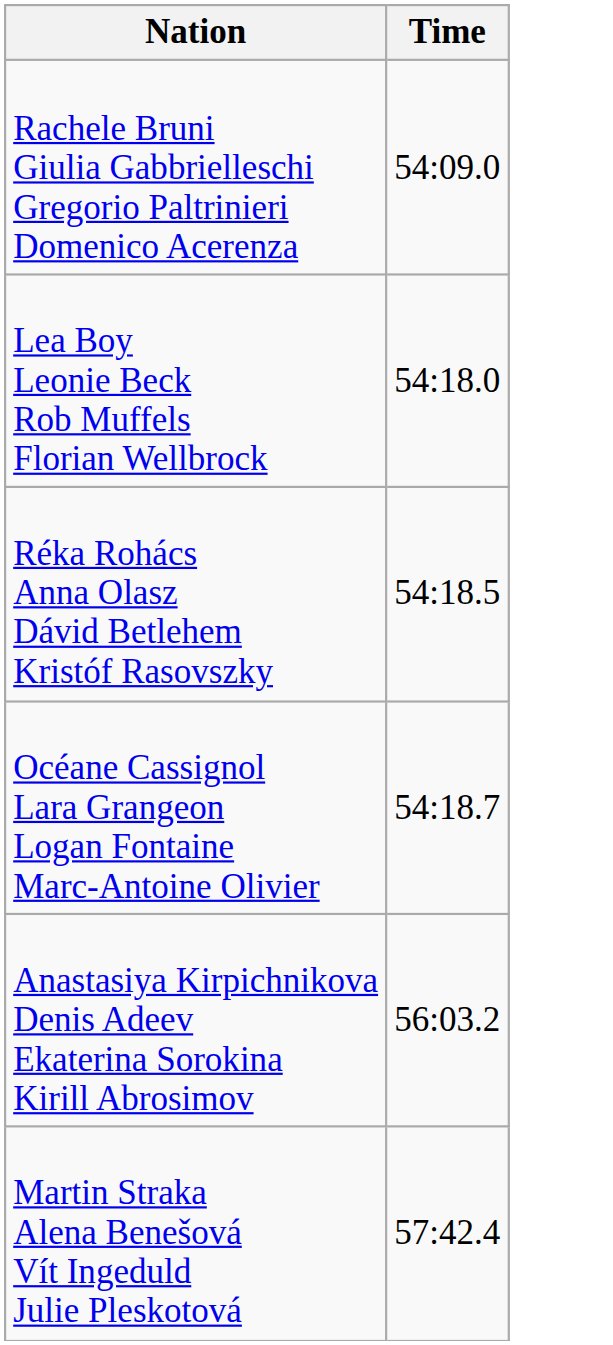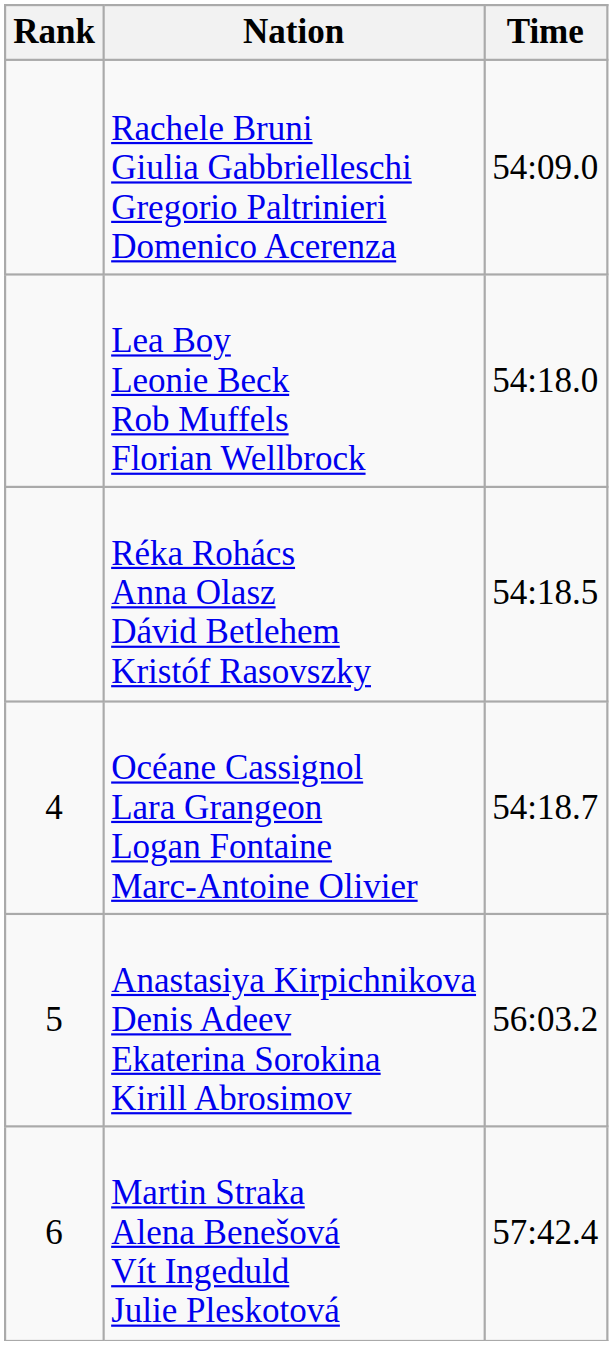+ column: (54, 32)
